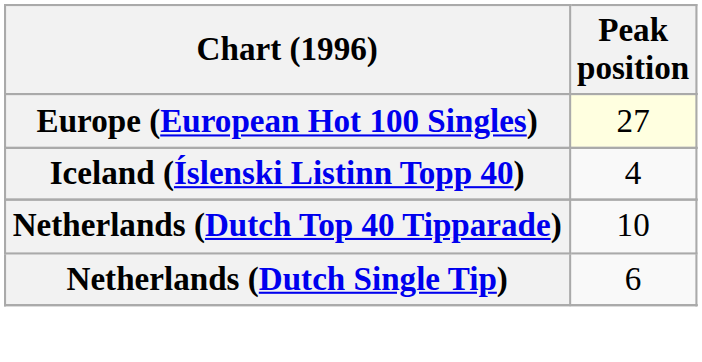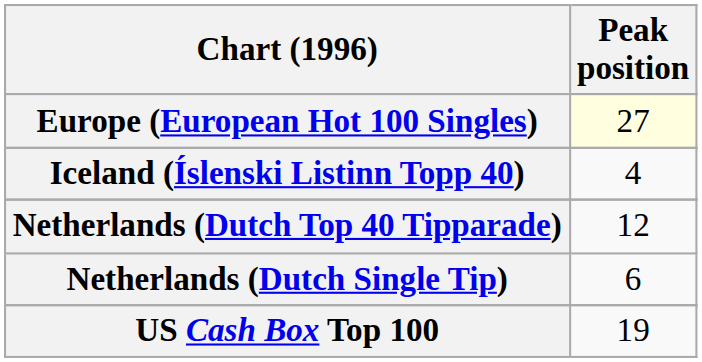(633, 225) 10 -> (633, 225) 12
+ row: (287, 330)
